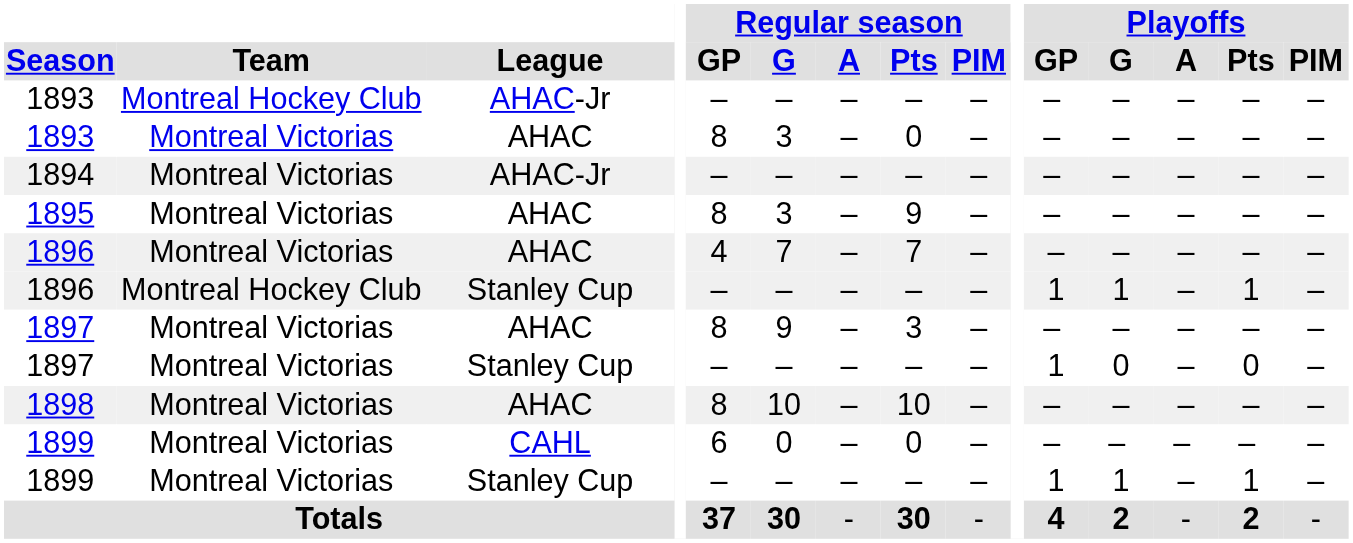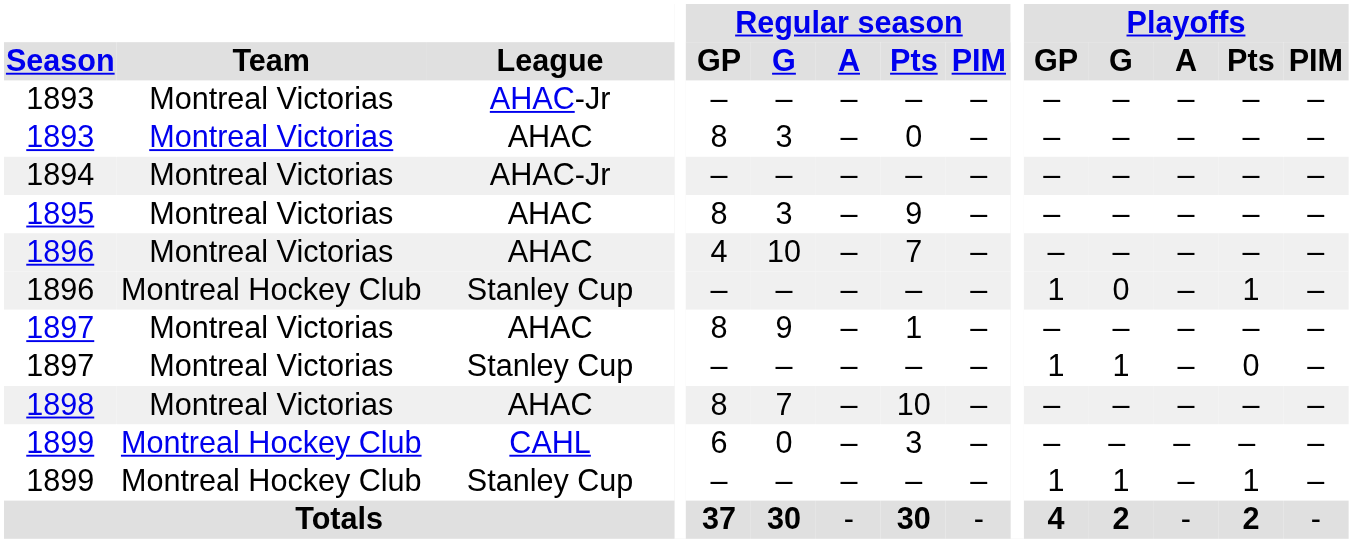(271, 99) Montreal Hockey Club -> (271, 99) Montreal Victorias
(784, 251) 7 -> (784, 251) 10
(1121, 290) 1 -> (1121, 290) 0
(914, 328) 3 -> (914, 328) 1
(1121, 366) 0 -> (1121, 366) 1
(784, 404) 10 -> (784, 404) 7
(271, 442) Montreal Victorias -> (271, 442) Montreal Hockey Club
(914, 442) 0 -> (914, 442) 3
(271, 481) Montreal Victorias -> (271, 481) Montreal Hockey Club
